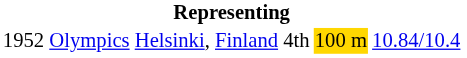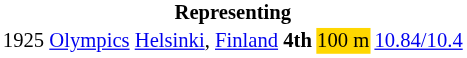(24, 40) 1952 -> (24, 40) 1925
(296, 40) normal -> (298, 40) bold
